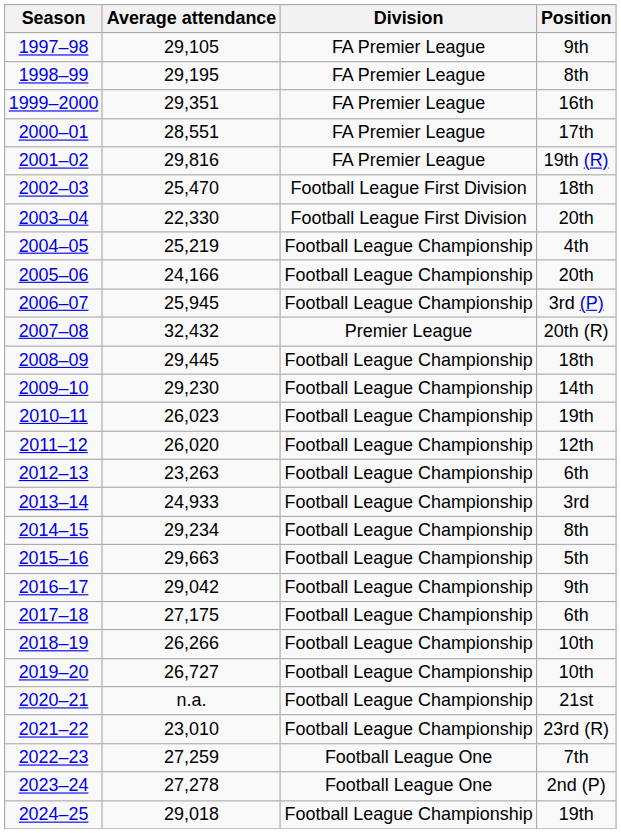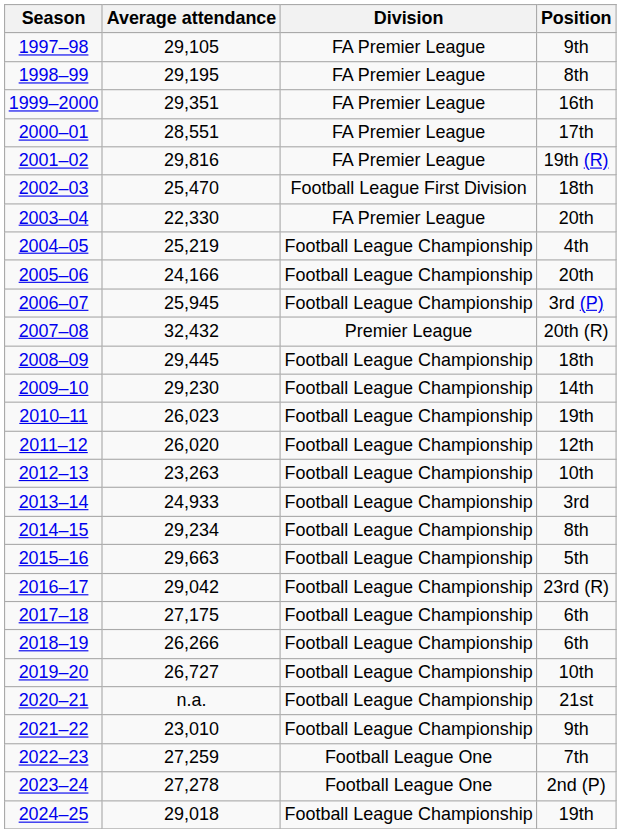(409, 217) Football League First Division -> (409, 217) FA Premier League
(576, 473) 6th -> (576, 473) 10th
(576, 587) 9th -> (576, 587) 23rd (R)
(576, 643) 10th -> (576, 643) 6th
(576, 729) 23rd (R) -> (576, 729) 9th
